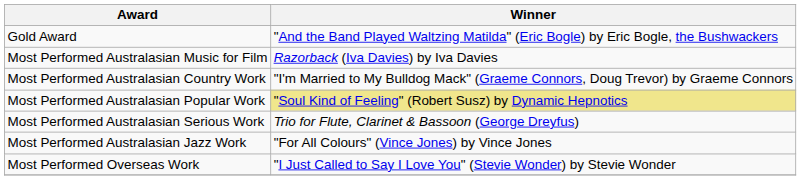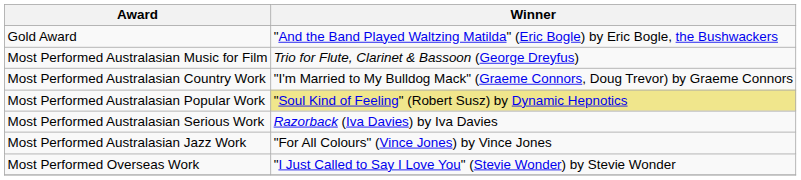(386, 57) Razorback (Iva Davies) by Iva Davies -> (426, 57) Trio for Flute, Clarinet & Bassoon (George Dreyfus)
(426, 121) Trio for Flute, Clarinet & Bassoon (George Dreyfus) -> (386, 121) Razorback (Iva Davies) by Iva Davies
